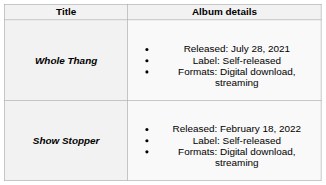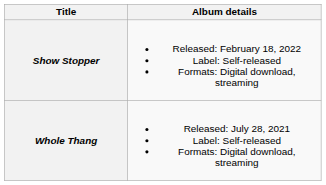rows swapped: (66, 60) <-> (66, 140)
